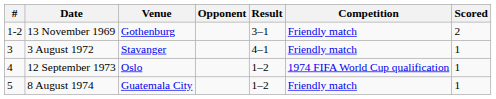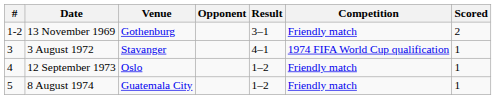(322, 49) Friendly match -> (369, 49) 1974 FIFA World Cup qualification
(369, 67) 1974 FIFA World Cup qualification -> (322, 67) Friendly match
